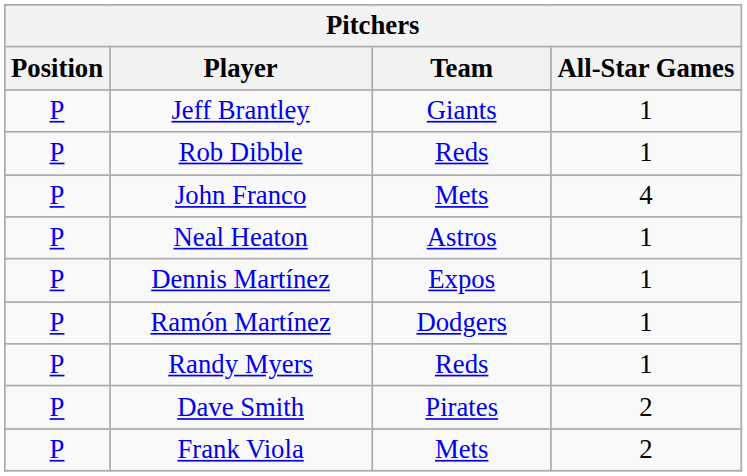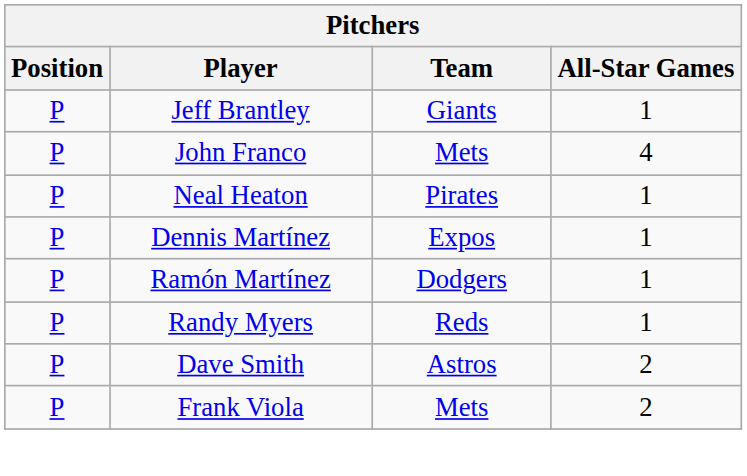- row: (241, 152)
(462, 237) Astros -> (462, 195) Pirates
(462, 407) Pirates -> (462, 364) Astros
